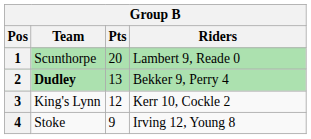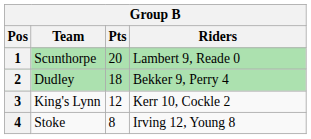(55, 79) bold -> (54, 79) normal
(115, 79) 13 -> (115, 79) 18
(112, 123) 9 -> (112, 123) 8
